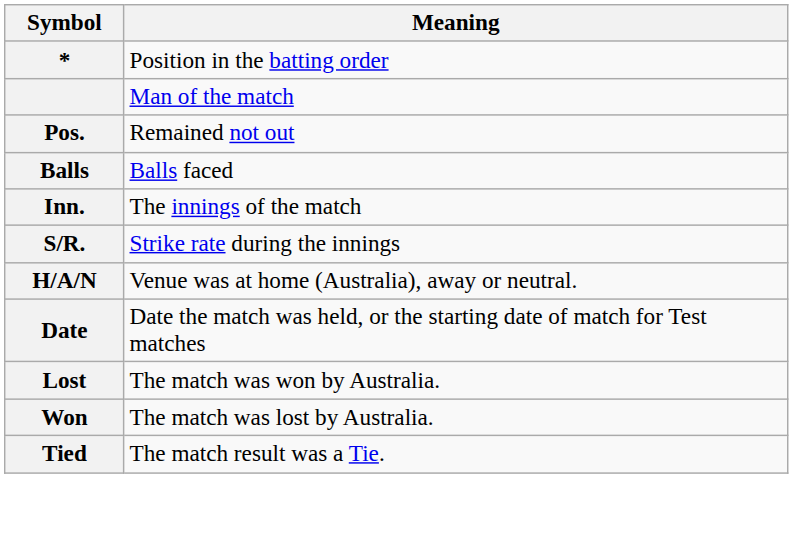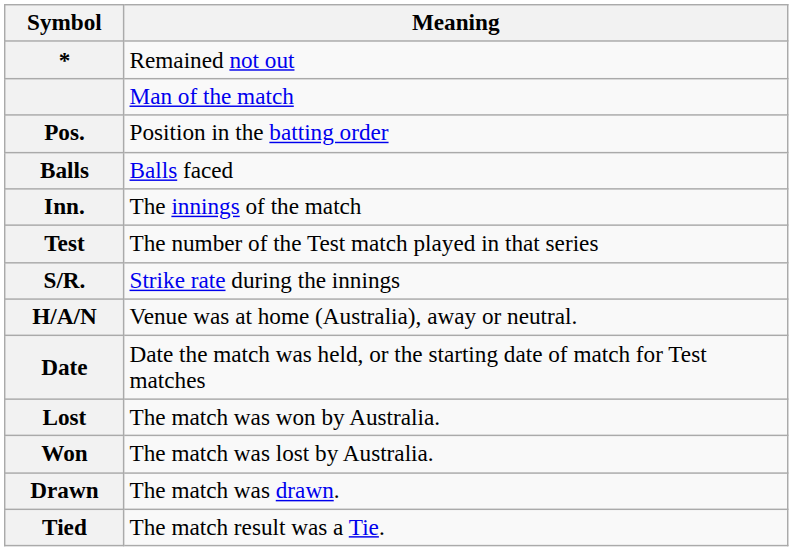(259, 59) Position in the batting order -> (212, 59) Remained not out
(212, 133) Remained not out -> (259, 133) Position in the batting order
+ row: (64, 243)
+ row: (64, 490)
